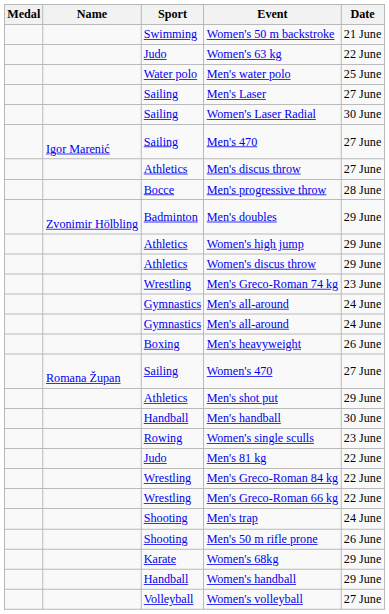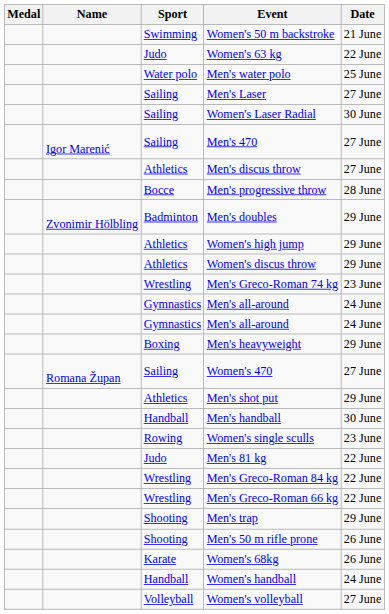(363, 344) 26 June -> (363, 344) 29 June
(363, 519) 24 June -> (363, 519) 29 June
(363, 559) 29 June -> (363, 559) 26 June
(363, 579) 29 June -> (363, 579) 24 June
